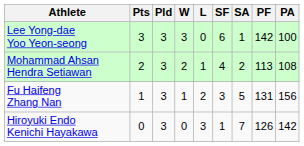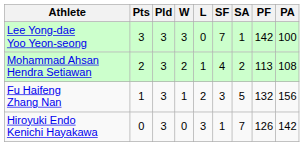(222, 36) 6 -> (222, 36) 7
(264, 96) 131 -> (264, 96) 132
